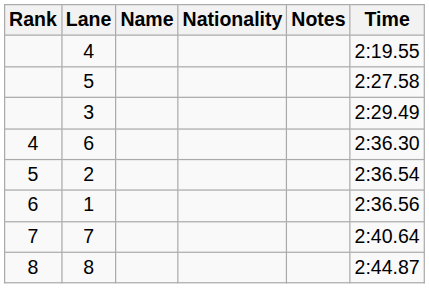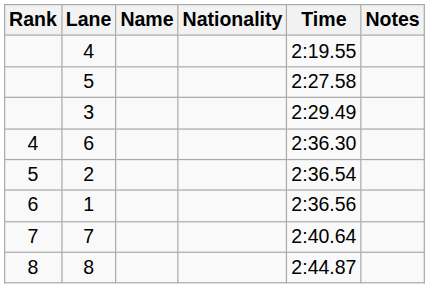columns swapped: (387, 19) <-> (318, 19)
